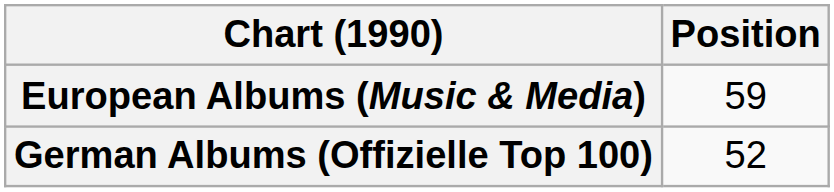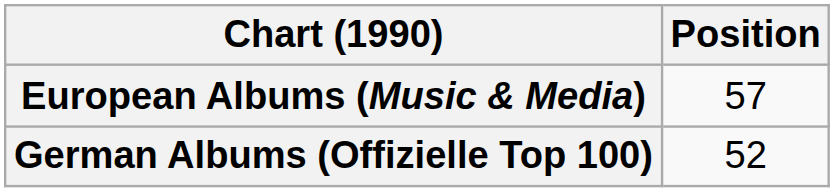(746, 95) 59 -> (746, 95) 57
